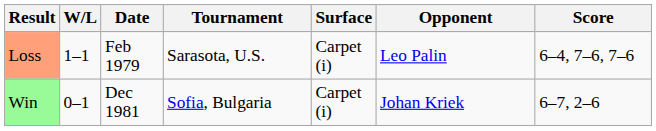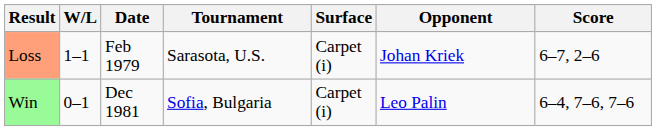(413, 55) Leo Palin -> (422, 55) Johan Kriek
(587, 55) 6–4, 7–6, 7–6 -> (569, 55) 6–7, 2–6
(422, 102) Johan Kriek -> (413, 102) Leo Palin
(569, 102) 6–7, 2–6 -> (587, 102) 6–4, 7–6, 7–6
